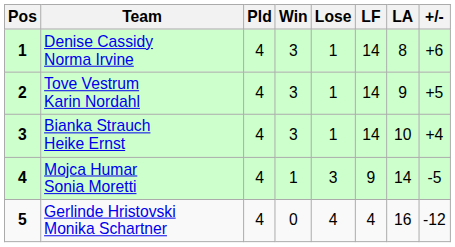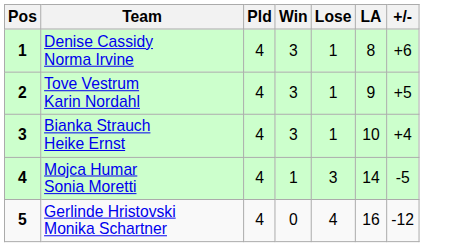- column: (371, 16)
